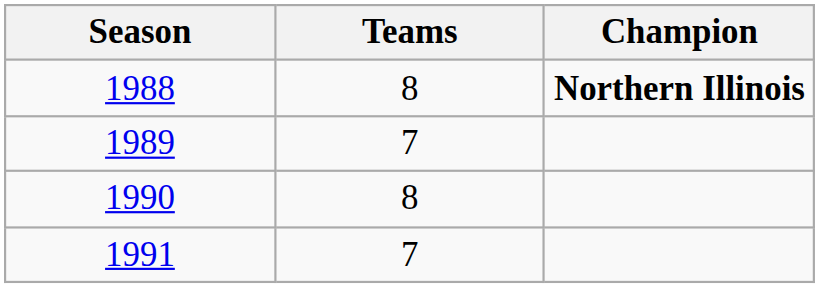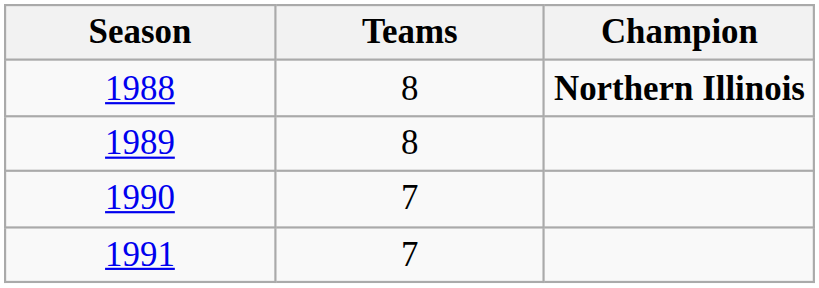(410, 142) 7 -> (410, 142) 8
(410, 198) 8 -> (410, 198) 7
